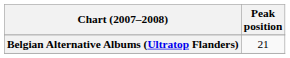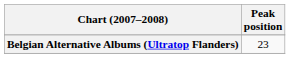(263, 44) 21 -> (263, 44) 23
